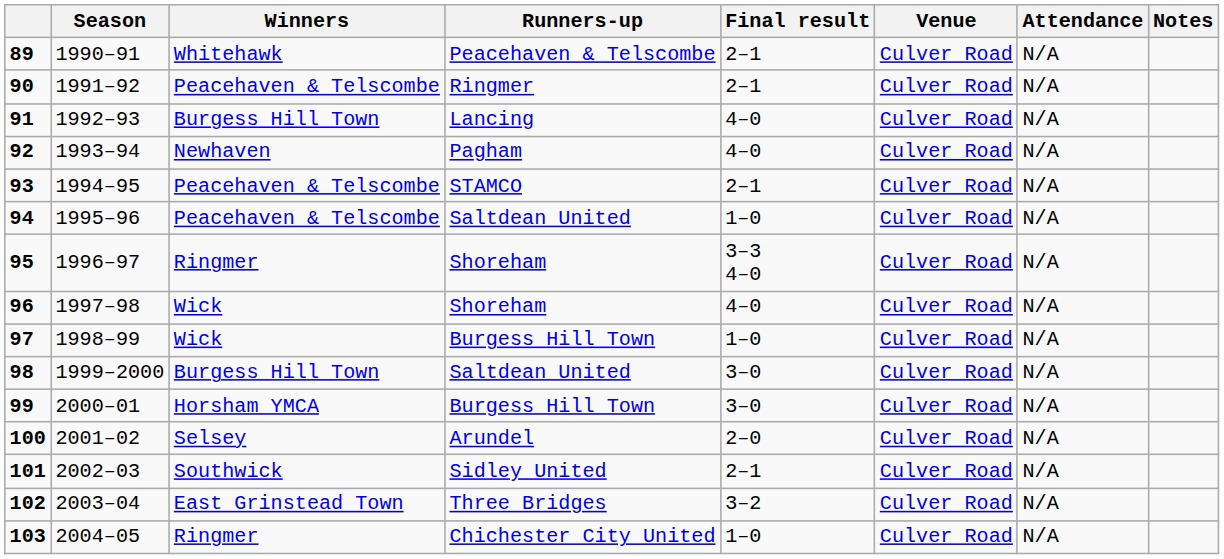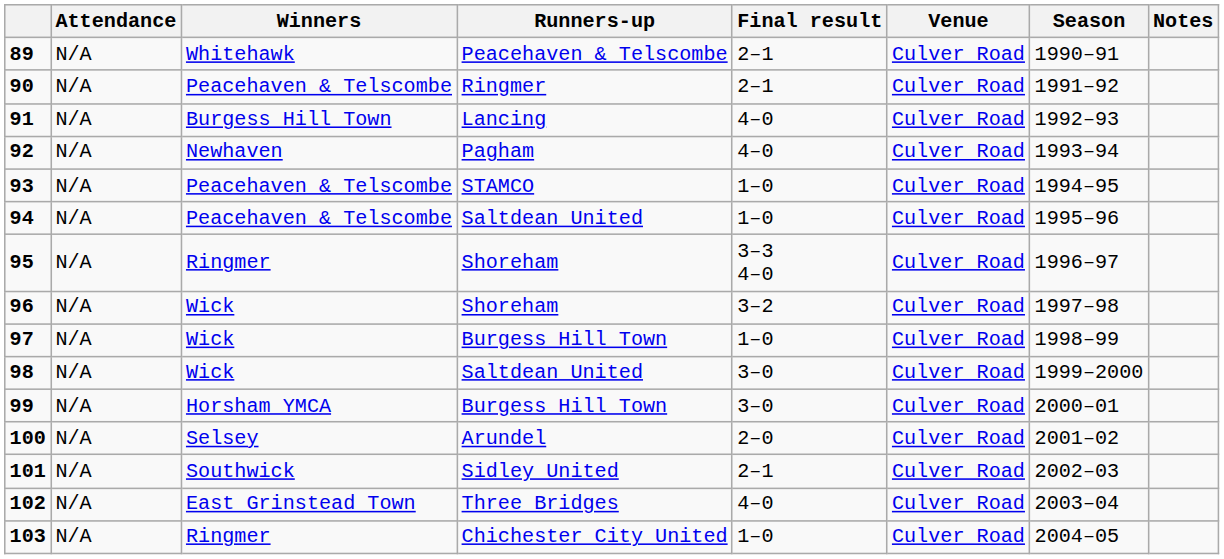columns swapped: (110, 21) <-> (1083, 21)
(743, 185) 2–1 -> (755, 185) 1–0
(743, 307) 4–0 -> (755, 307) 3–2
(277, 373) Burgess Hill Town -> (210, 373) Wick
(743, 504) 3–2 -> (755, 504) 4–0
